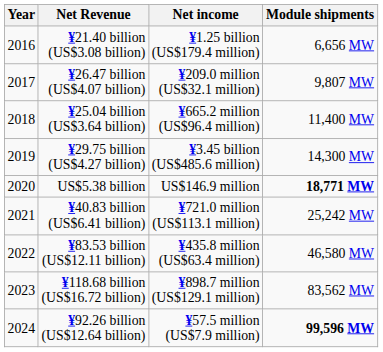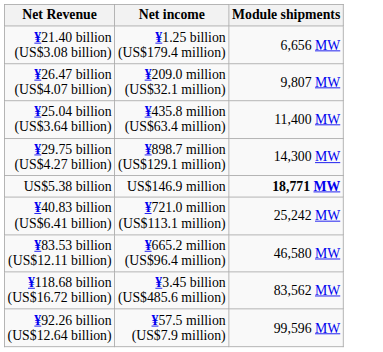- column: (21, 15)
(209, 119) ¥665.2 million (US$96.4 million) -> (175, 119) ¥435.8 million (US$63.4 million)
(206, 156) ¥3.45 billion (US$485.6 million) -> (172, 156) ¥898.7 million (US$129.1 million)
(209, 253) ¥435.8 million (US$63.4 million) -> (175, 253) ¥665.2 million (US$96.4 million)
(206, 290) ¥898.7 million (US$129.1 million) -> (172, 290) ¥3.45 billion (US$485.6 million)
(340, 327) bold -> (307, 327) normal
